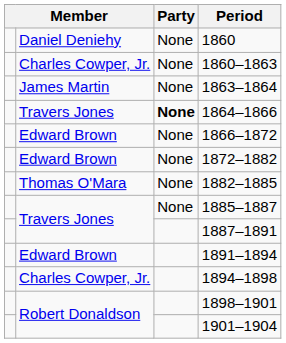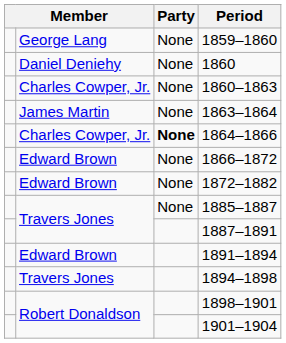+ row: (239, 40)
(66, 111) Travers Jones -> (85, 135) Charles Cowper, Jr.
- row: (239, 183)
(85, 278) Charles Cowper, Jr. -> (66, 278) Travers Jones
